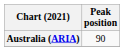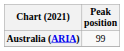(101, 38) 90 -> (101, 38) 99
